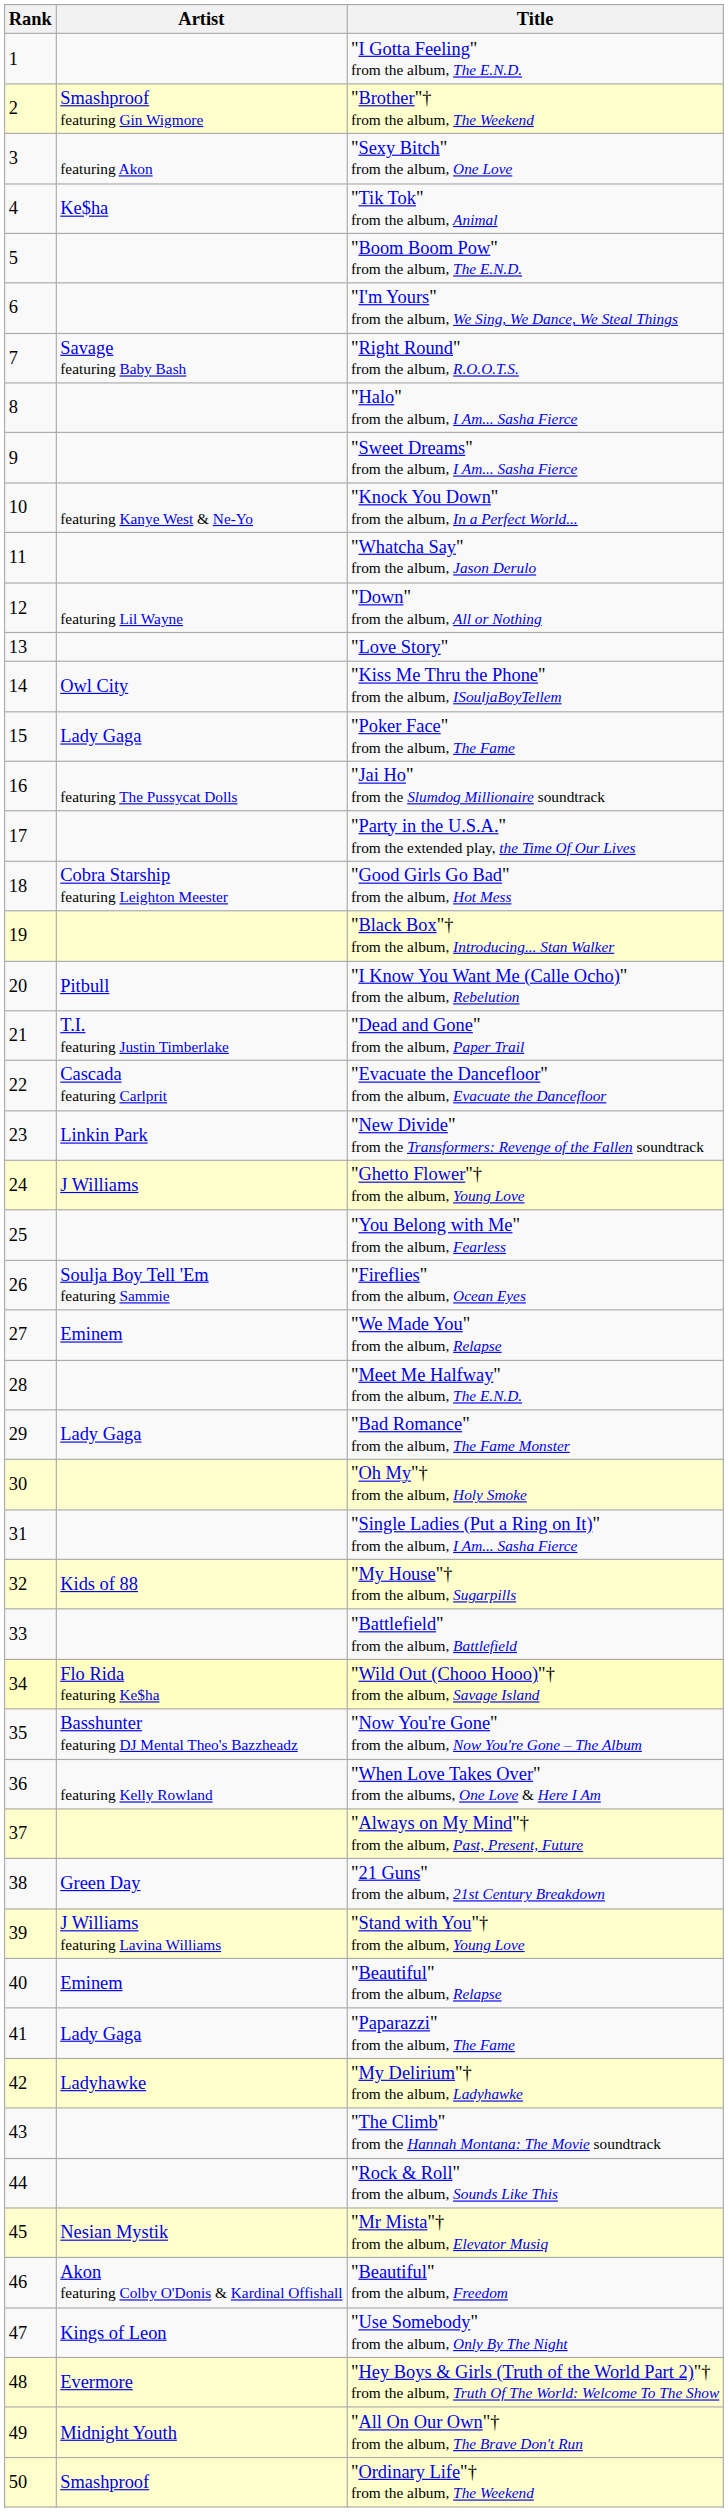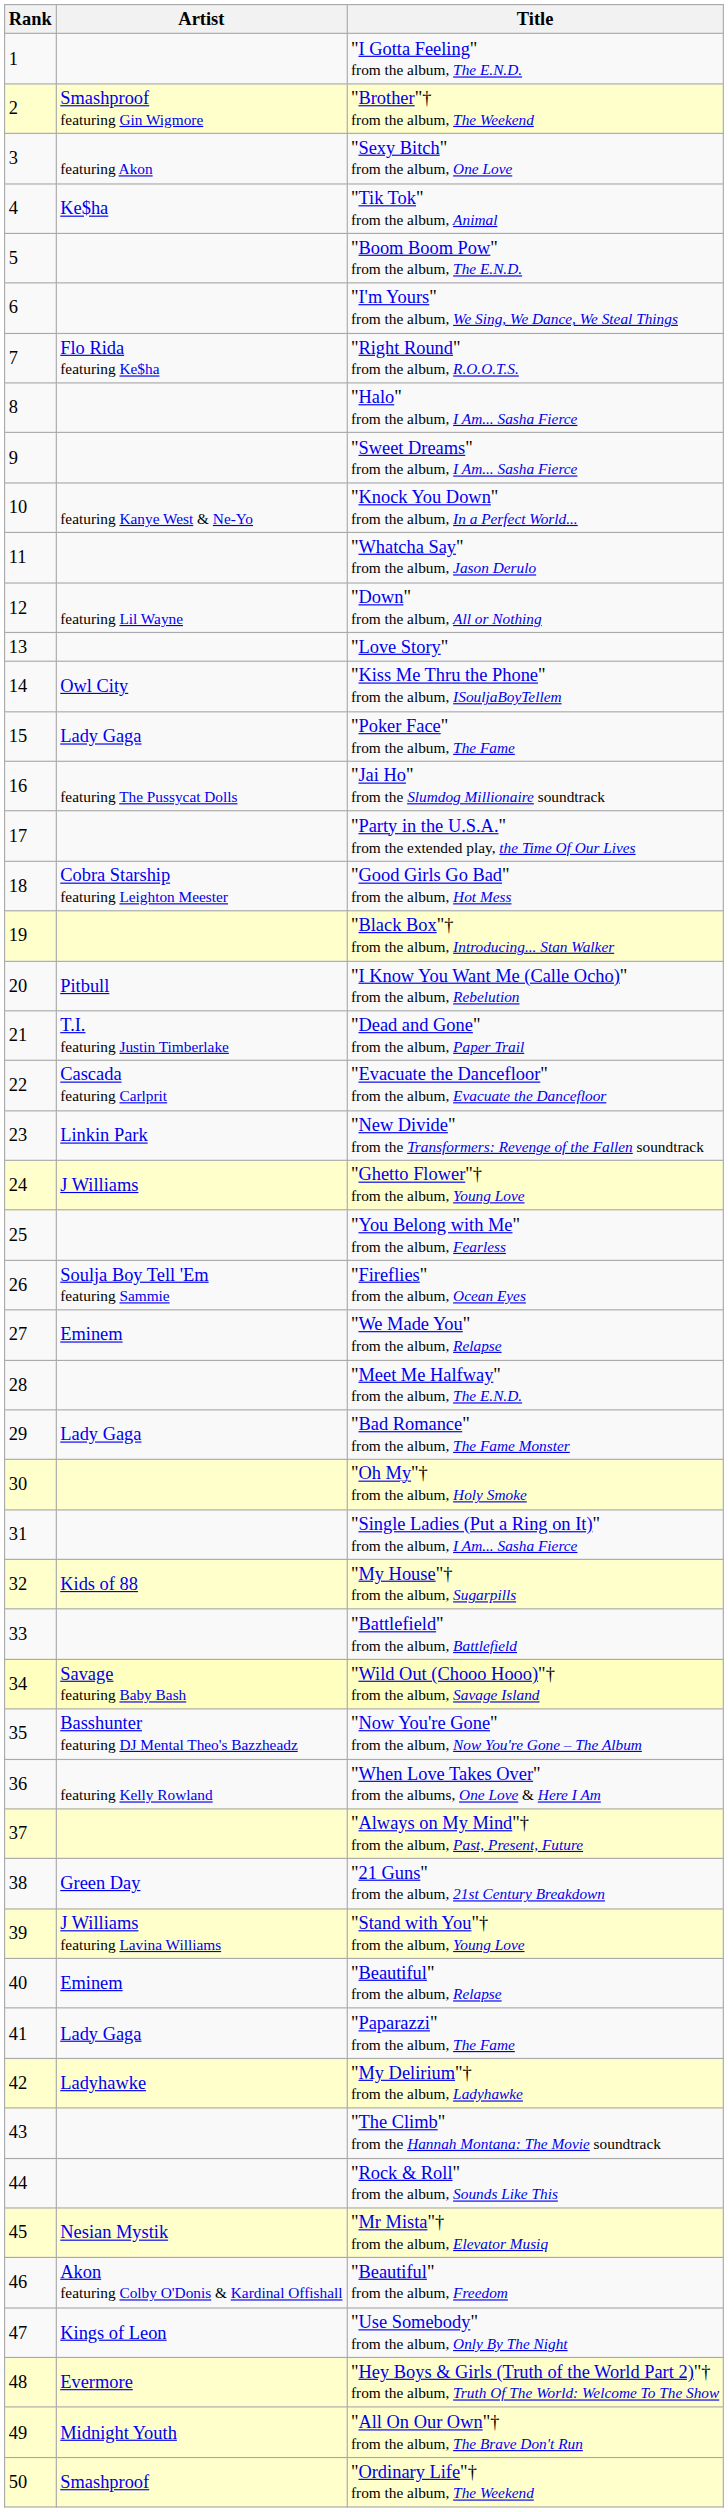(123, 357) Savage featuring Baby Bash -> (110, 357) Flo Rida featuring Ke$ha
(110, 1684) Flo Rida featuring Ke$ha -> (123, 1684) Savage featuring Baby Bash
